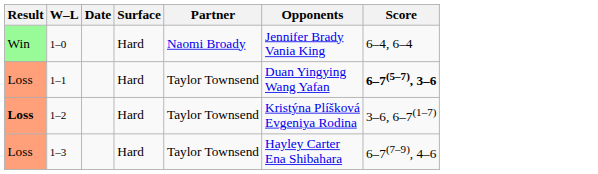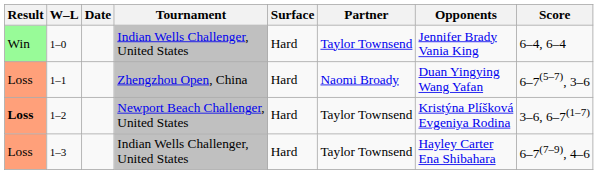+ column: (191, 15)
(206, 43) Naomi Broady -> (366, 43) Taylor Townsend
(213, 79) Taylor Townsend -> (360, 79) Naomi Broady
(401, 79) bold -> (555, 79) normal
